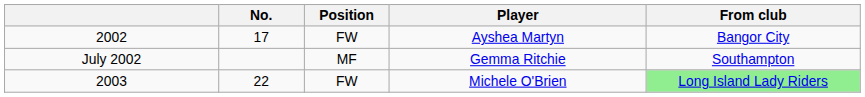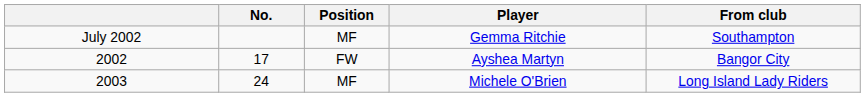rows swapped: (518, 59) <-> (518, 37)
(261, 81) 22 -> (261, 81) 24
(347, 81) FW -> (347, 81) MF
(753, 81) lightgreen background -> (753, 81) no background
